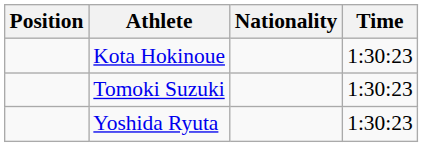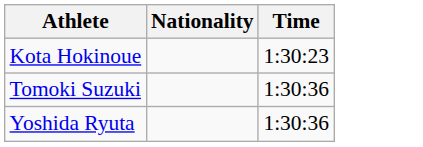- column: (47, 21)
(380, 89) 1:30:23 -> (296, 89) 1:30:36
(380, 123) 1:30:23 -> (296, 123) 1:30:36
